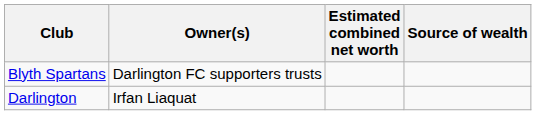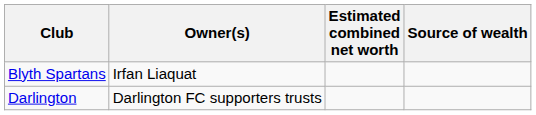(217, 74) Darlington FC supporters trusts -> (154, 74) Irfan Liaquat
(154, 97) Irfan Liaquat -> (217, 97) Darlington FC supporters trusts
